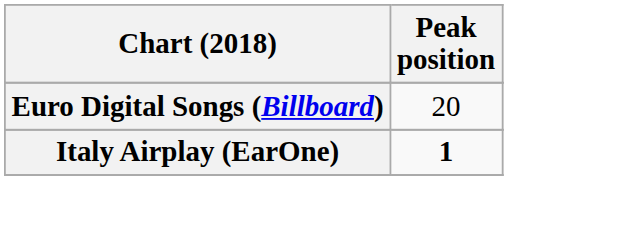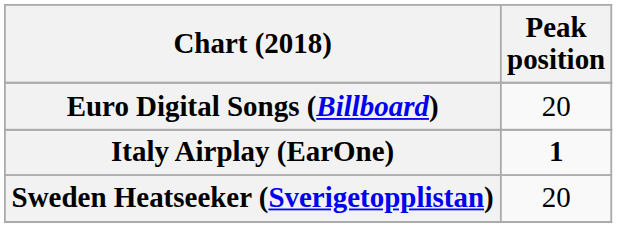+ row: (253, 197)
